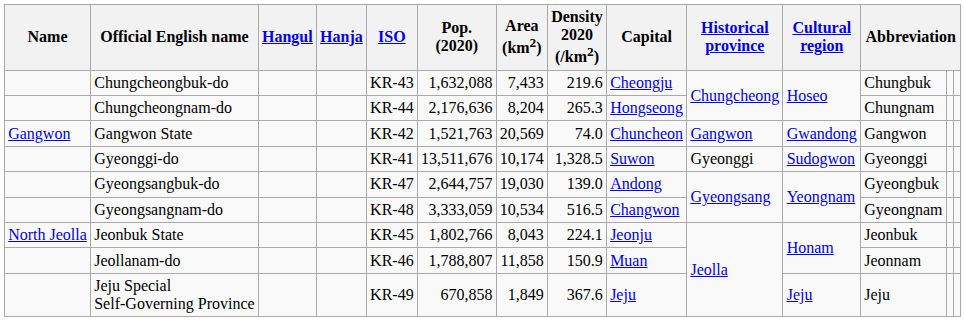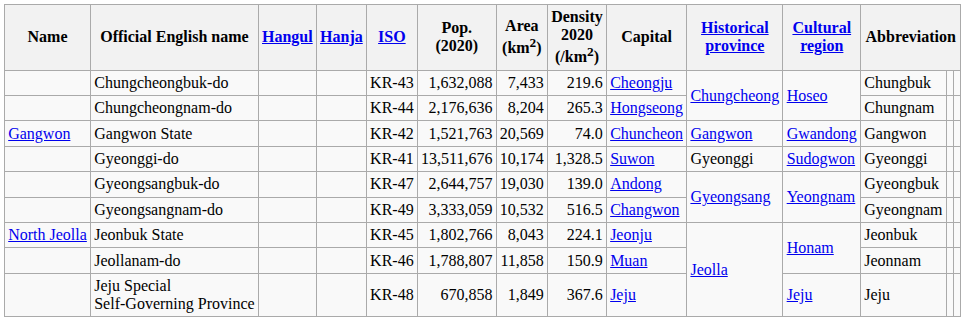(392, 209) KR-48 -> (392, 209) KR-49
(522, 209) 10,534 -> (522, 209) 10,532
(392, 294) KR-49 -> (392, 294) KR-48
